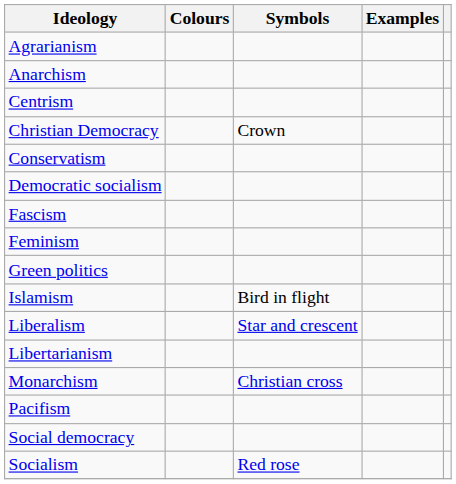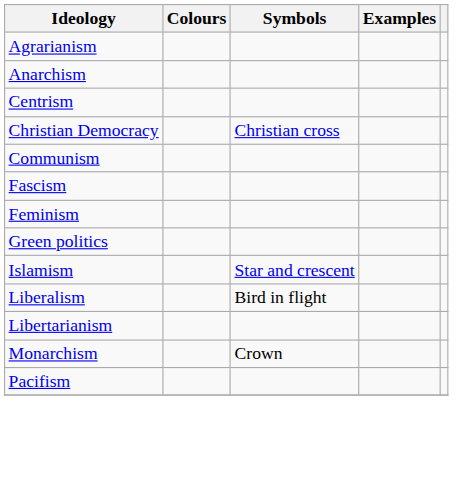(261, 130) Crown -> (287, 130) Christian cross
+ row: (54, 158)
- row: (57, 158)
- row: (85, 185)
(283, 297) Bird in flight -> (295, 269) Star and crescent
(298, 325) Star and crescent -> (280, 297) Bird in flight
(290, 381) Christian cross -> (258, 353) Crown
- row: (71, 437)
- row: (43, 465)
